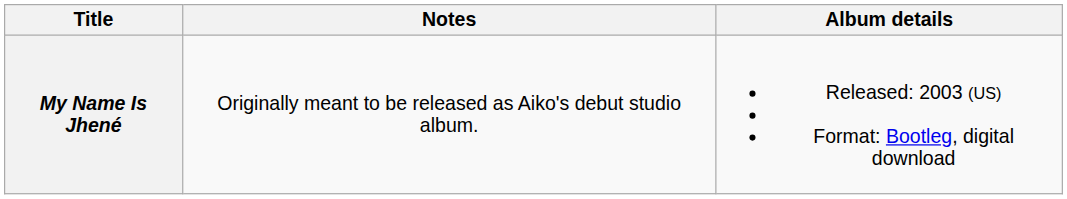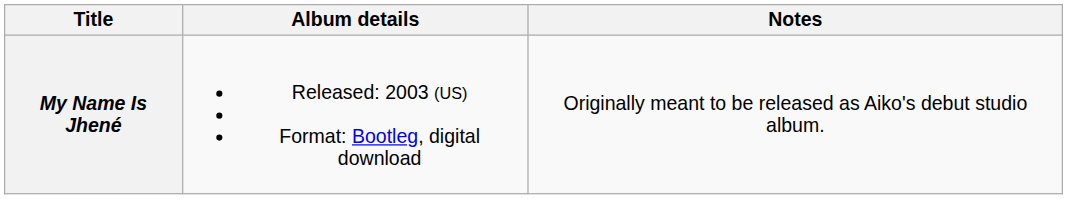columns swapped: (889, 19) <-> (449, 19)
